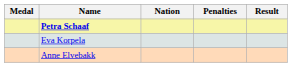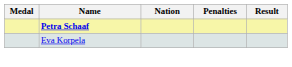- row: (68, 55)
